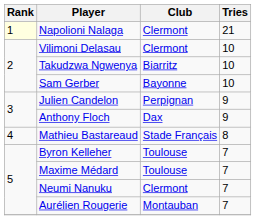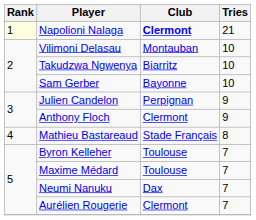(165, 30) normal -> (167, 30) bold
(165, 48) Clermont -> (170, 48) Montauban
(153, 118) Dax -> (165, 118) Clermont
(165, 188) Clermont -> (153, 188) Dax
(170, 205) Montauban -> (165, 205) Clermont
